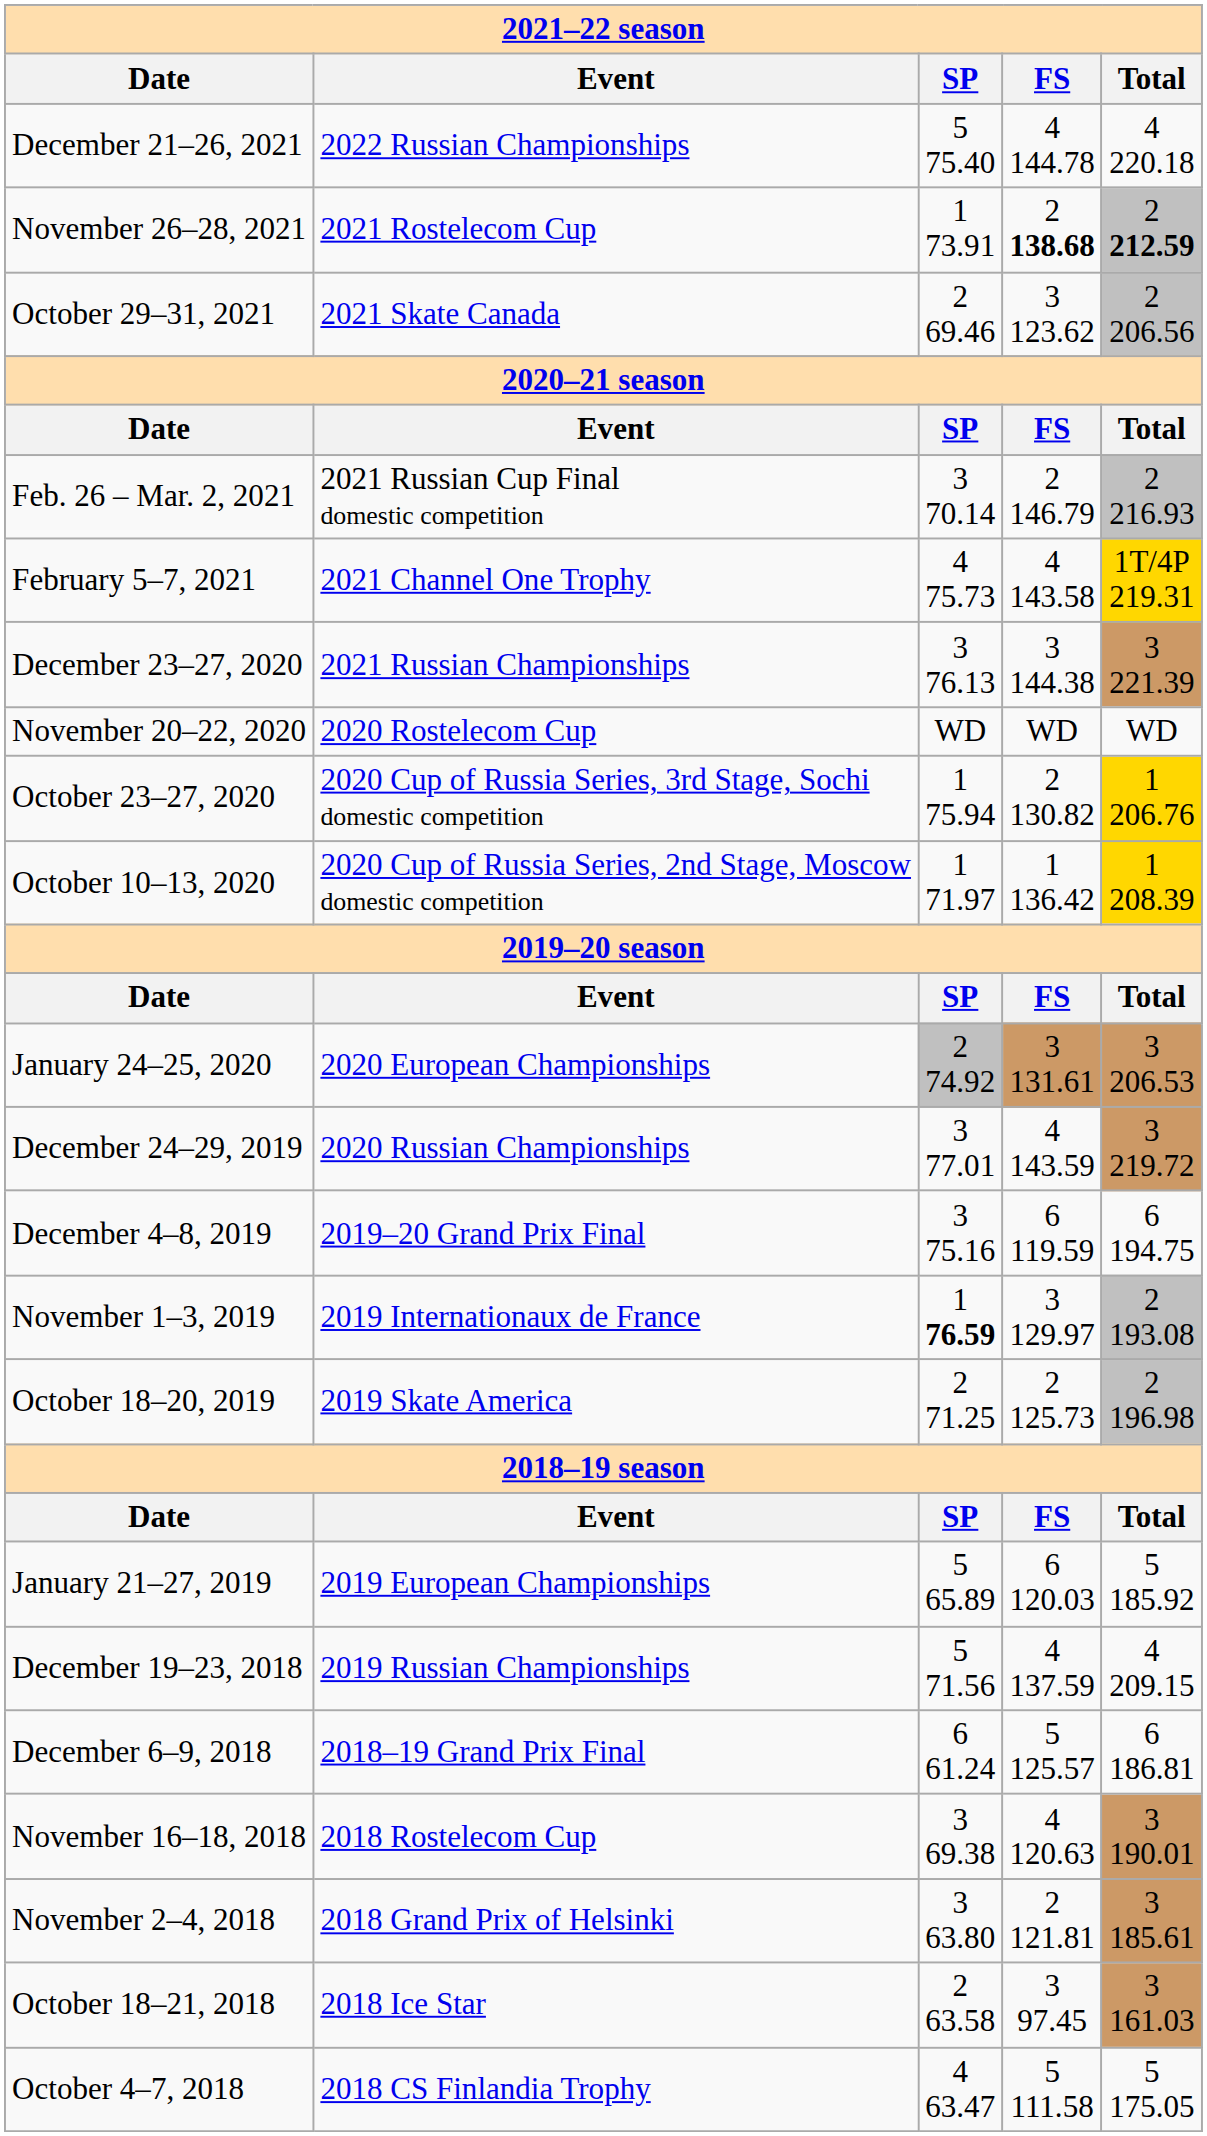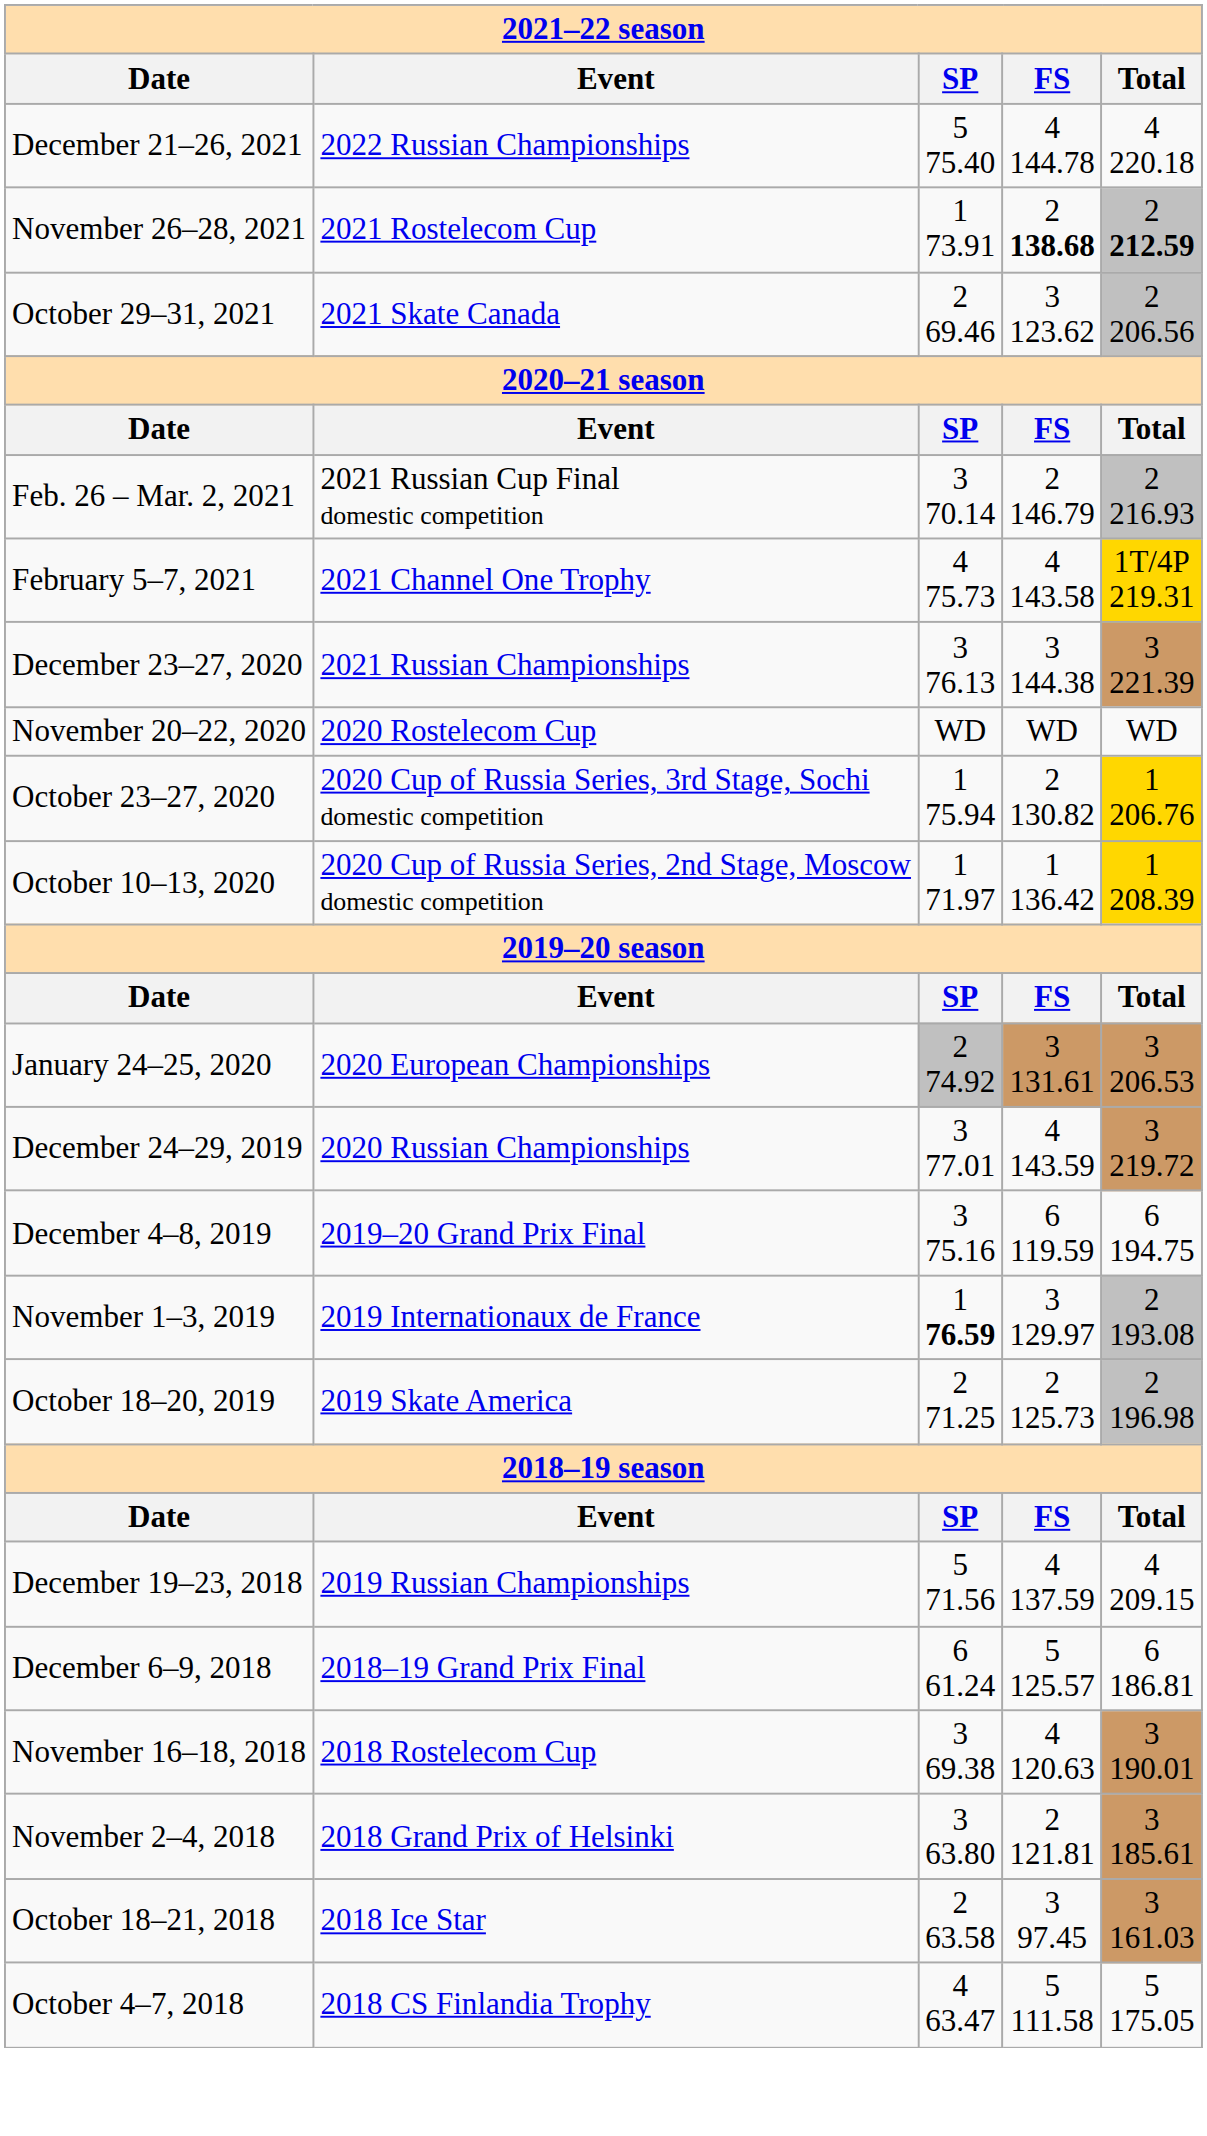- row: (142, 1583)
